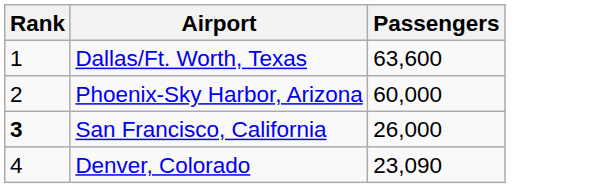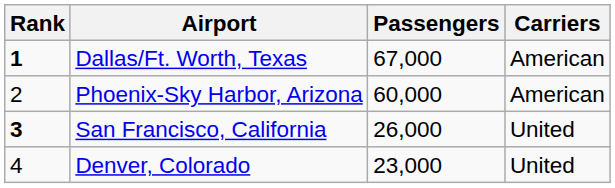+ column: (557, 23)
(16, 58) normal -> (16, 58) bold
(408, 58) 63,600 -> (408, 58) 67,000
(408, 165) 23,090 -> (408, 165) 23,000
